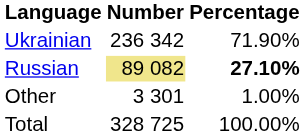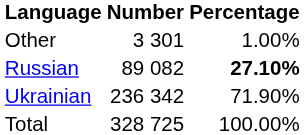rows swapped: (48, 40) <-> (30, 96)
(153, 68) khaki background -> (153, 68) no background
